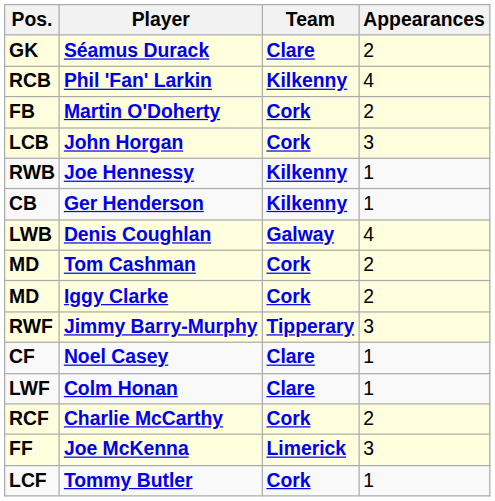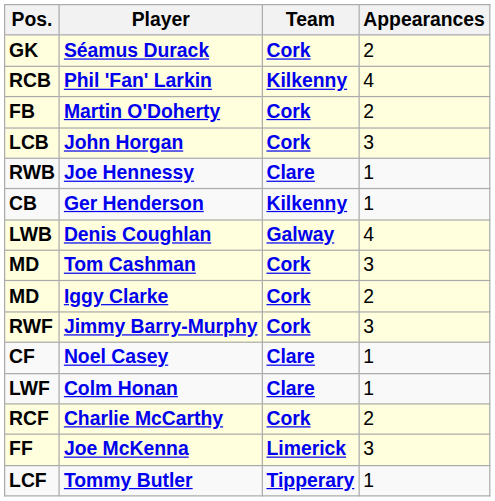(291, 50) Clare -> (289, 50) Cork
(307, 173) Kilkenny -> (291, 173) Clare
(369, 265) 2 -> (369, 265) 3
(310, 326) Tipperary -> (289, 326) Cork
(289, 480) Cork -> (310, 480) Tipperary
